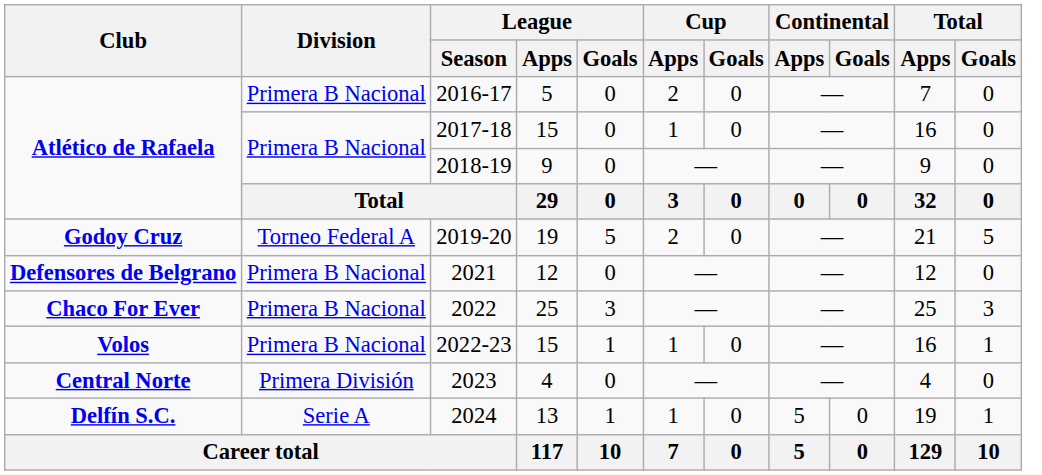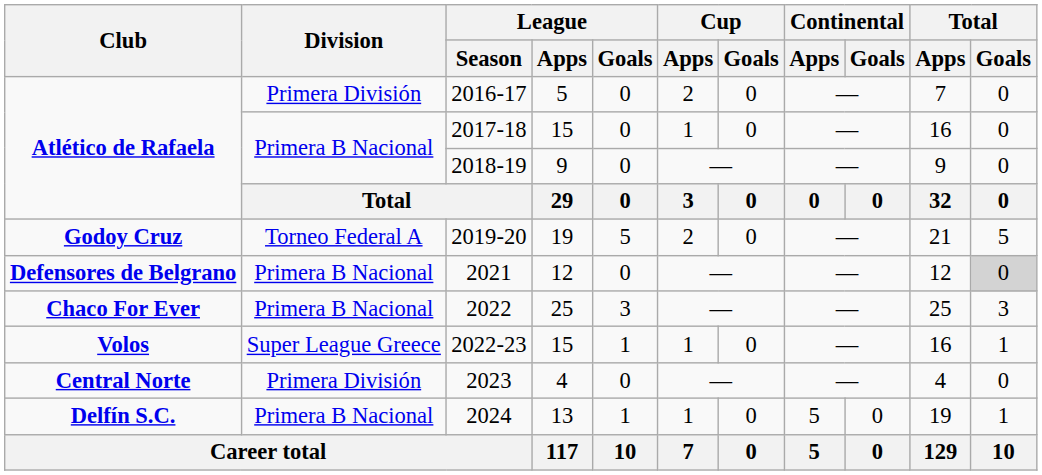(336, 93) Primera B Nacional -> (344, 93) Primera División
(988, 272) no background -> (1003, 272) lightgrey background
(336, 344) Primera B Nacional -> (344, 344) Super League Greece
(336, 415) Serie A -> (344, 415) Primera B Nacional
